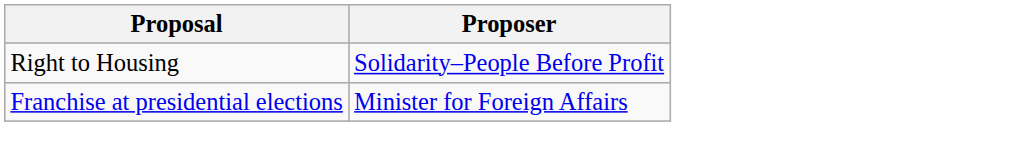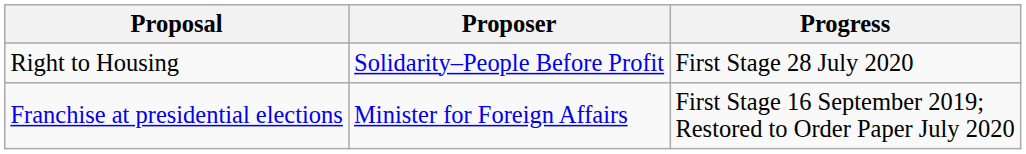+ column: (845, 23)
